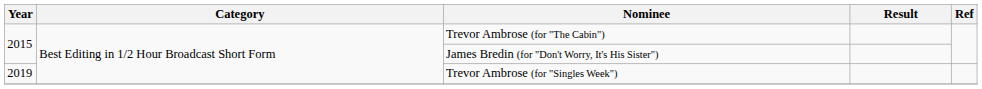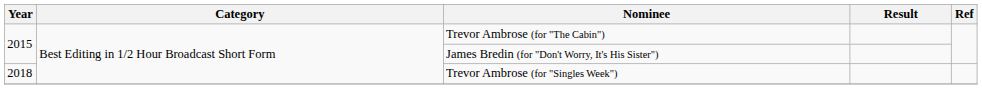(20, 73) 2019 -> (20, 73) 2018
